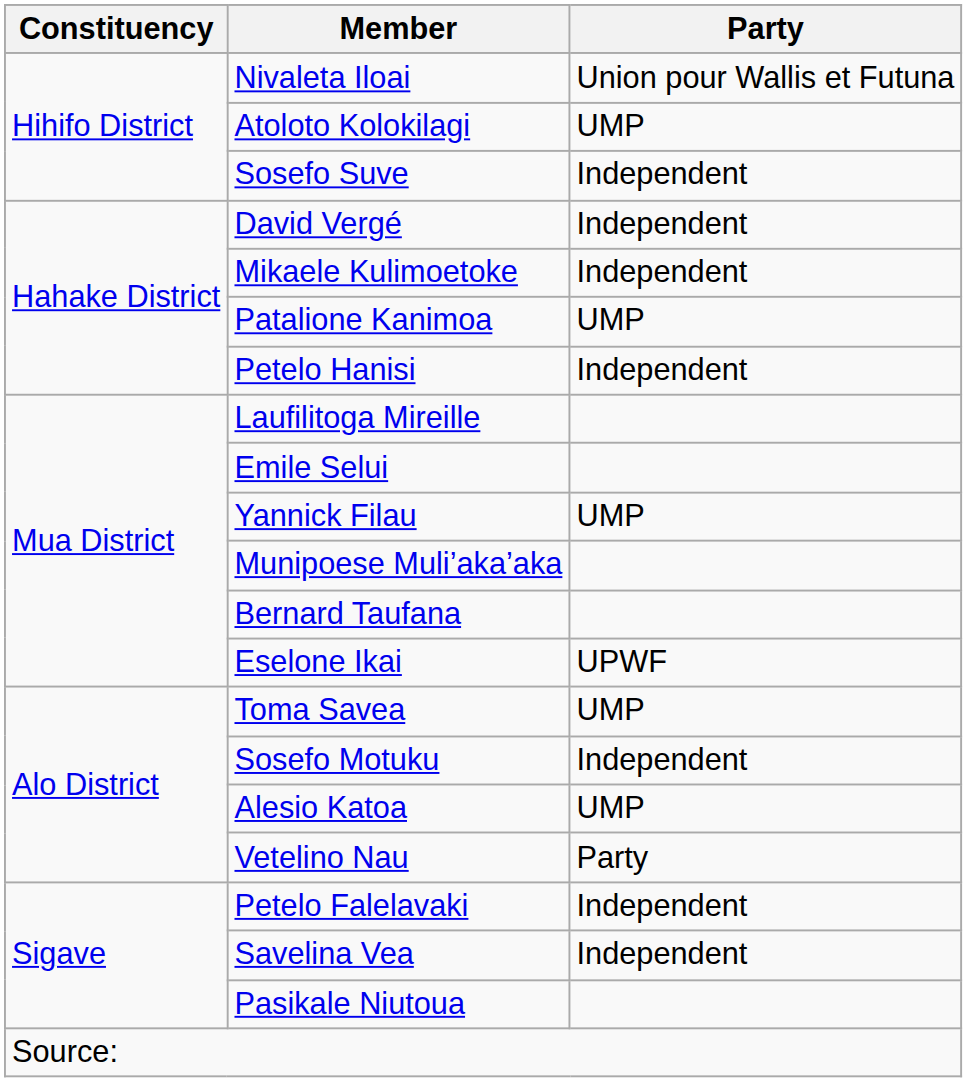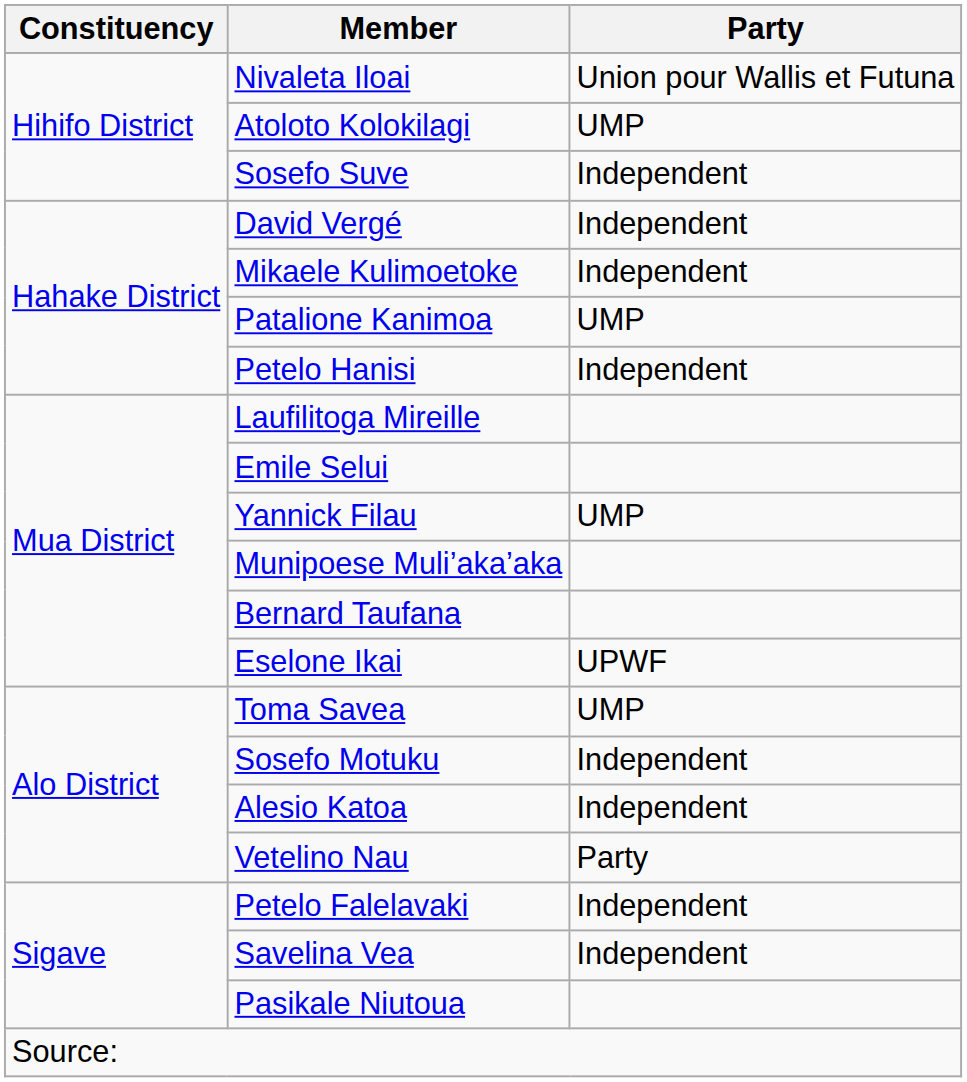(611, 808) UMP -> (662, 808) Independent
